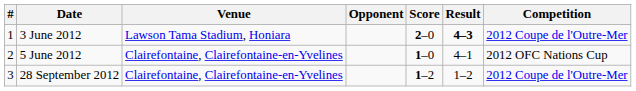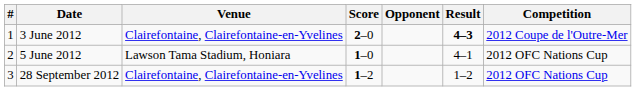columns swapped: (376, 14) <-> (424, 14)
(208, 34) Lawson Tama Stadium, Honiara -> (234, 34) Clairefontaine, Clairefontaine-en-Yvelines
(234, 55) Clairefontaine, Clairefontaine-en-Yvelines -> (208, 55) Lawson Tama Stadium, Honiara
(557, 75) 2012 Coupe de l'Outre-Mer -> (547, 75) 2012 OFC Nations Cup
